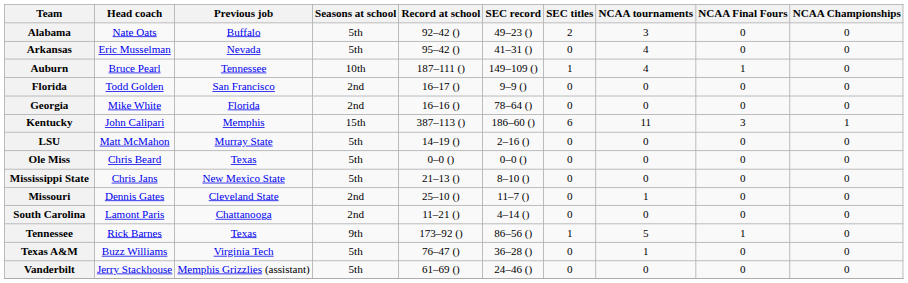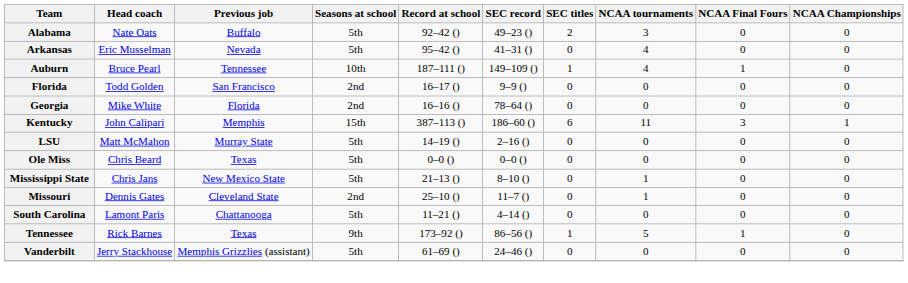(646, 178) 0 -> (646, 178) 1
(356, 215) 2nd -> (356, 215) 5th
- row: (49, 251)
